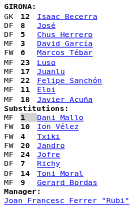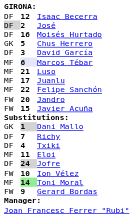(9, 16) GK -> (9, 16) DF
(9, 25) no background -> (9, 25) lightgrey background
(23, 25) 8 -> (23, 25) 2
+ row: (70, 34)
(9, 34) DF -> (9, 44) GK
(9, 44) MF -> (9, 53) DF
(9, 53) FW -> (9, 62) MF
(23, 53) no background -> (23, 62) lavender background
(25, 62) 23 -> (25, 71) 21
rows swapped: (51, 145) <-> (46, 90)
(9, 99) MF -> (9, 108) FW
(25, 99) 18 -> (25, 108) 15
(9, 118) MF -> (9, 127) GK
rows swapped: (49, 164) <-> (58, 127)
(9, 136) FW -> (9, 145) DF
(9, 154) MF -> (9, 164) DF
(25, 154) no background -> (25, 164) lightgrey background
(9, 173) DF -> (9, 182) MF
(25, 173) no background -> (25, 182) lightgreen background
(9, 182) MF -> (9, 191) FW
